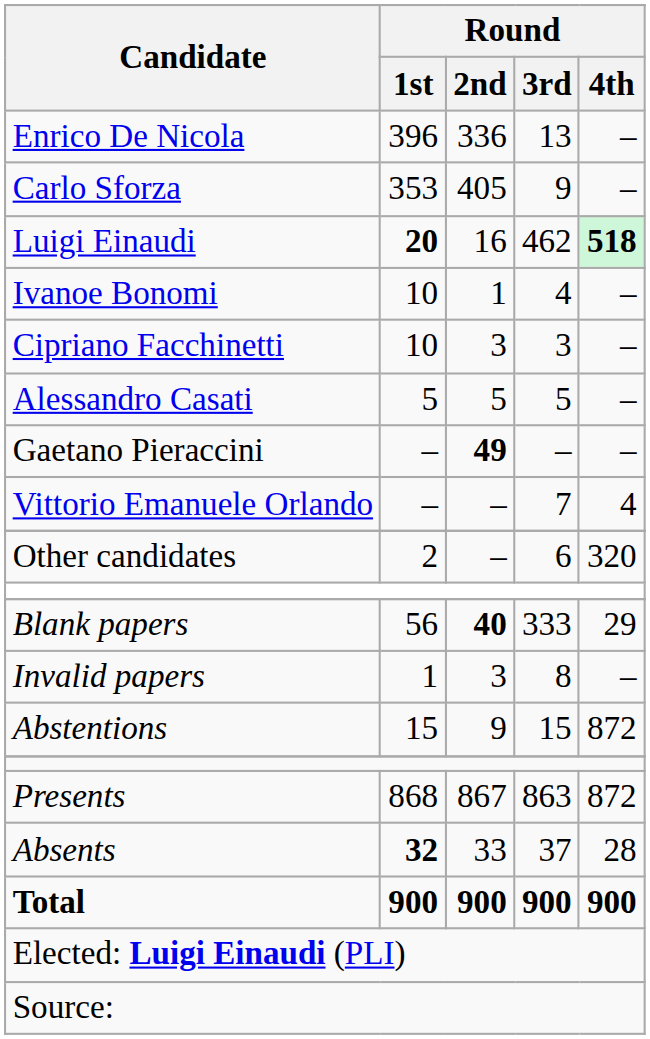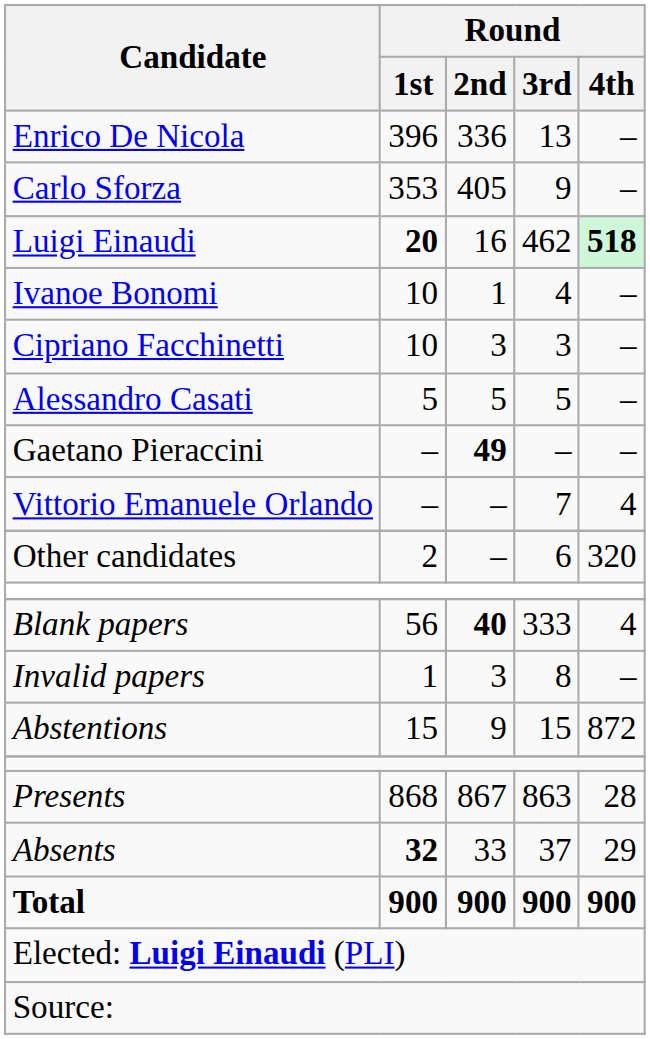(620, 623) 29 -> (628, 623) 4
(612, 796) 872 -> (620, 796) 28
(620, 849) 28 -> (620, 849) 29
